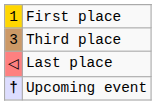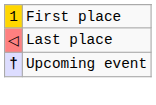- row: (74, 40)
